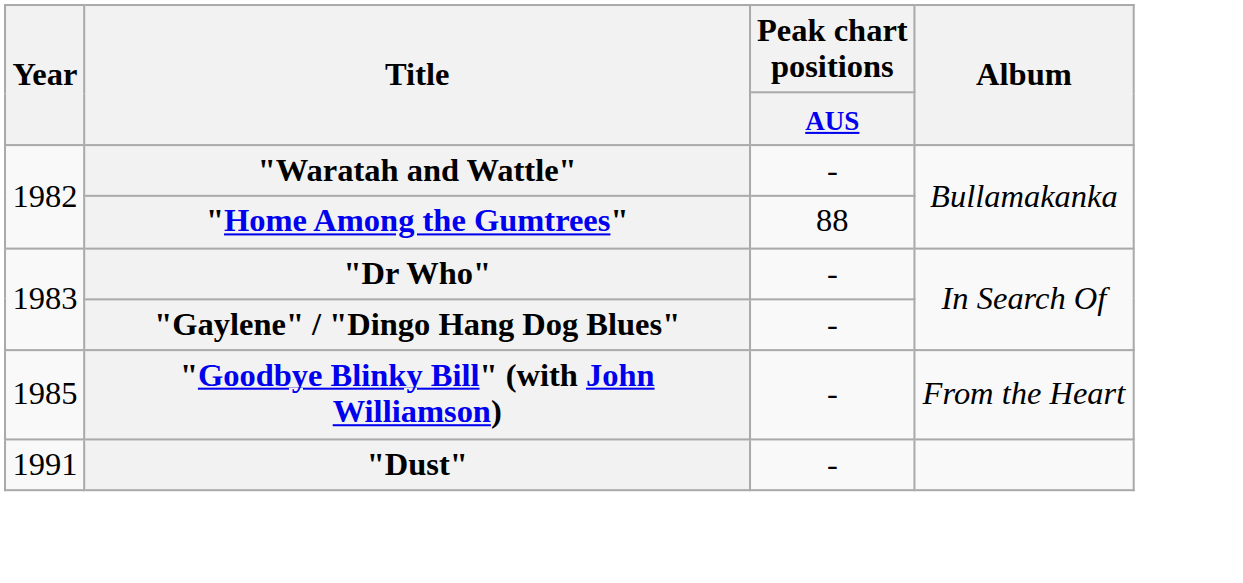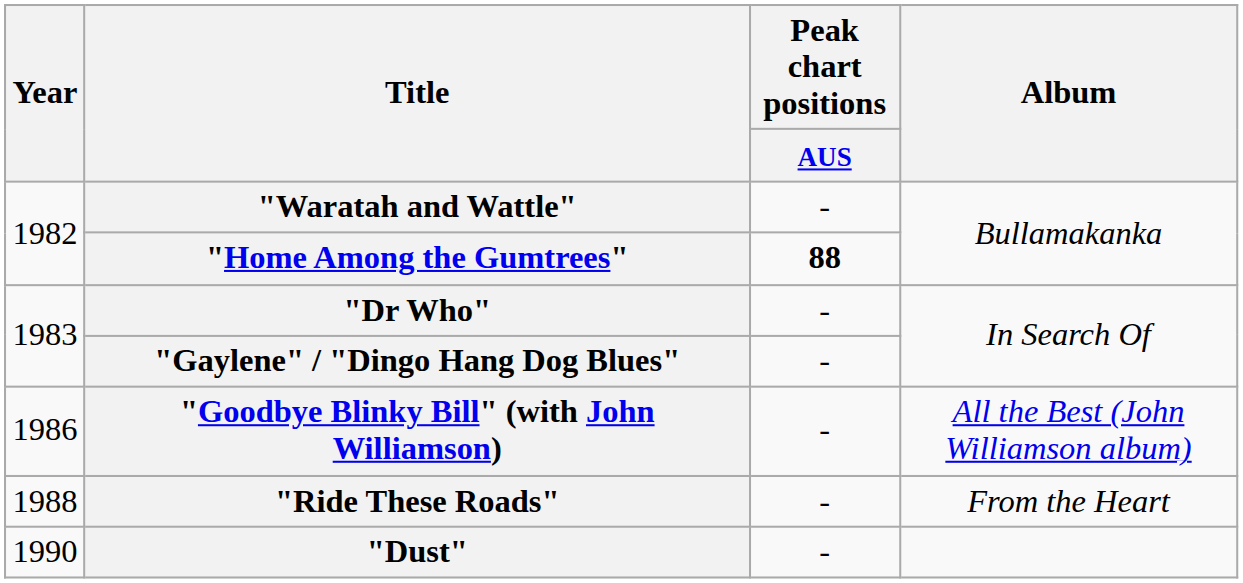(832, 221) normal -> (825, 257) bold
(45, 394) 1985 -> (45, 430) 1986
(1024, 394) From the Heart -> (1069, 430) All the Best (John Williamson album)
+ row: (417, 500)
(45, 463) 1991 -> (45, 551) 1990
